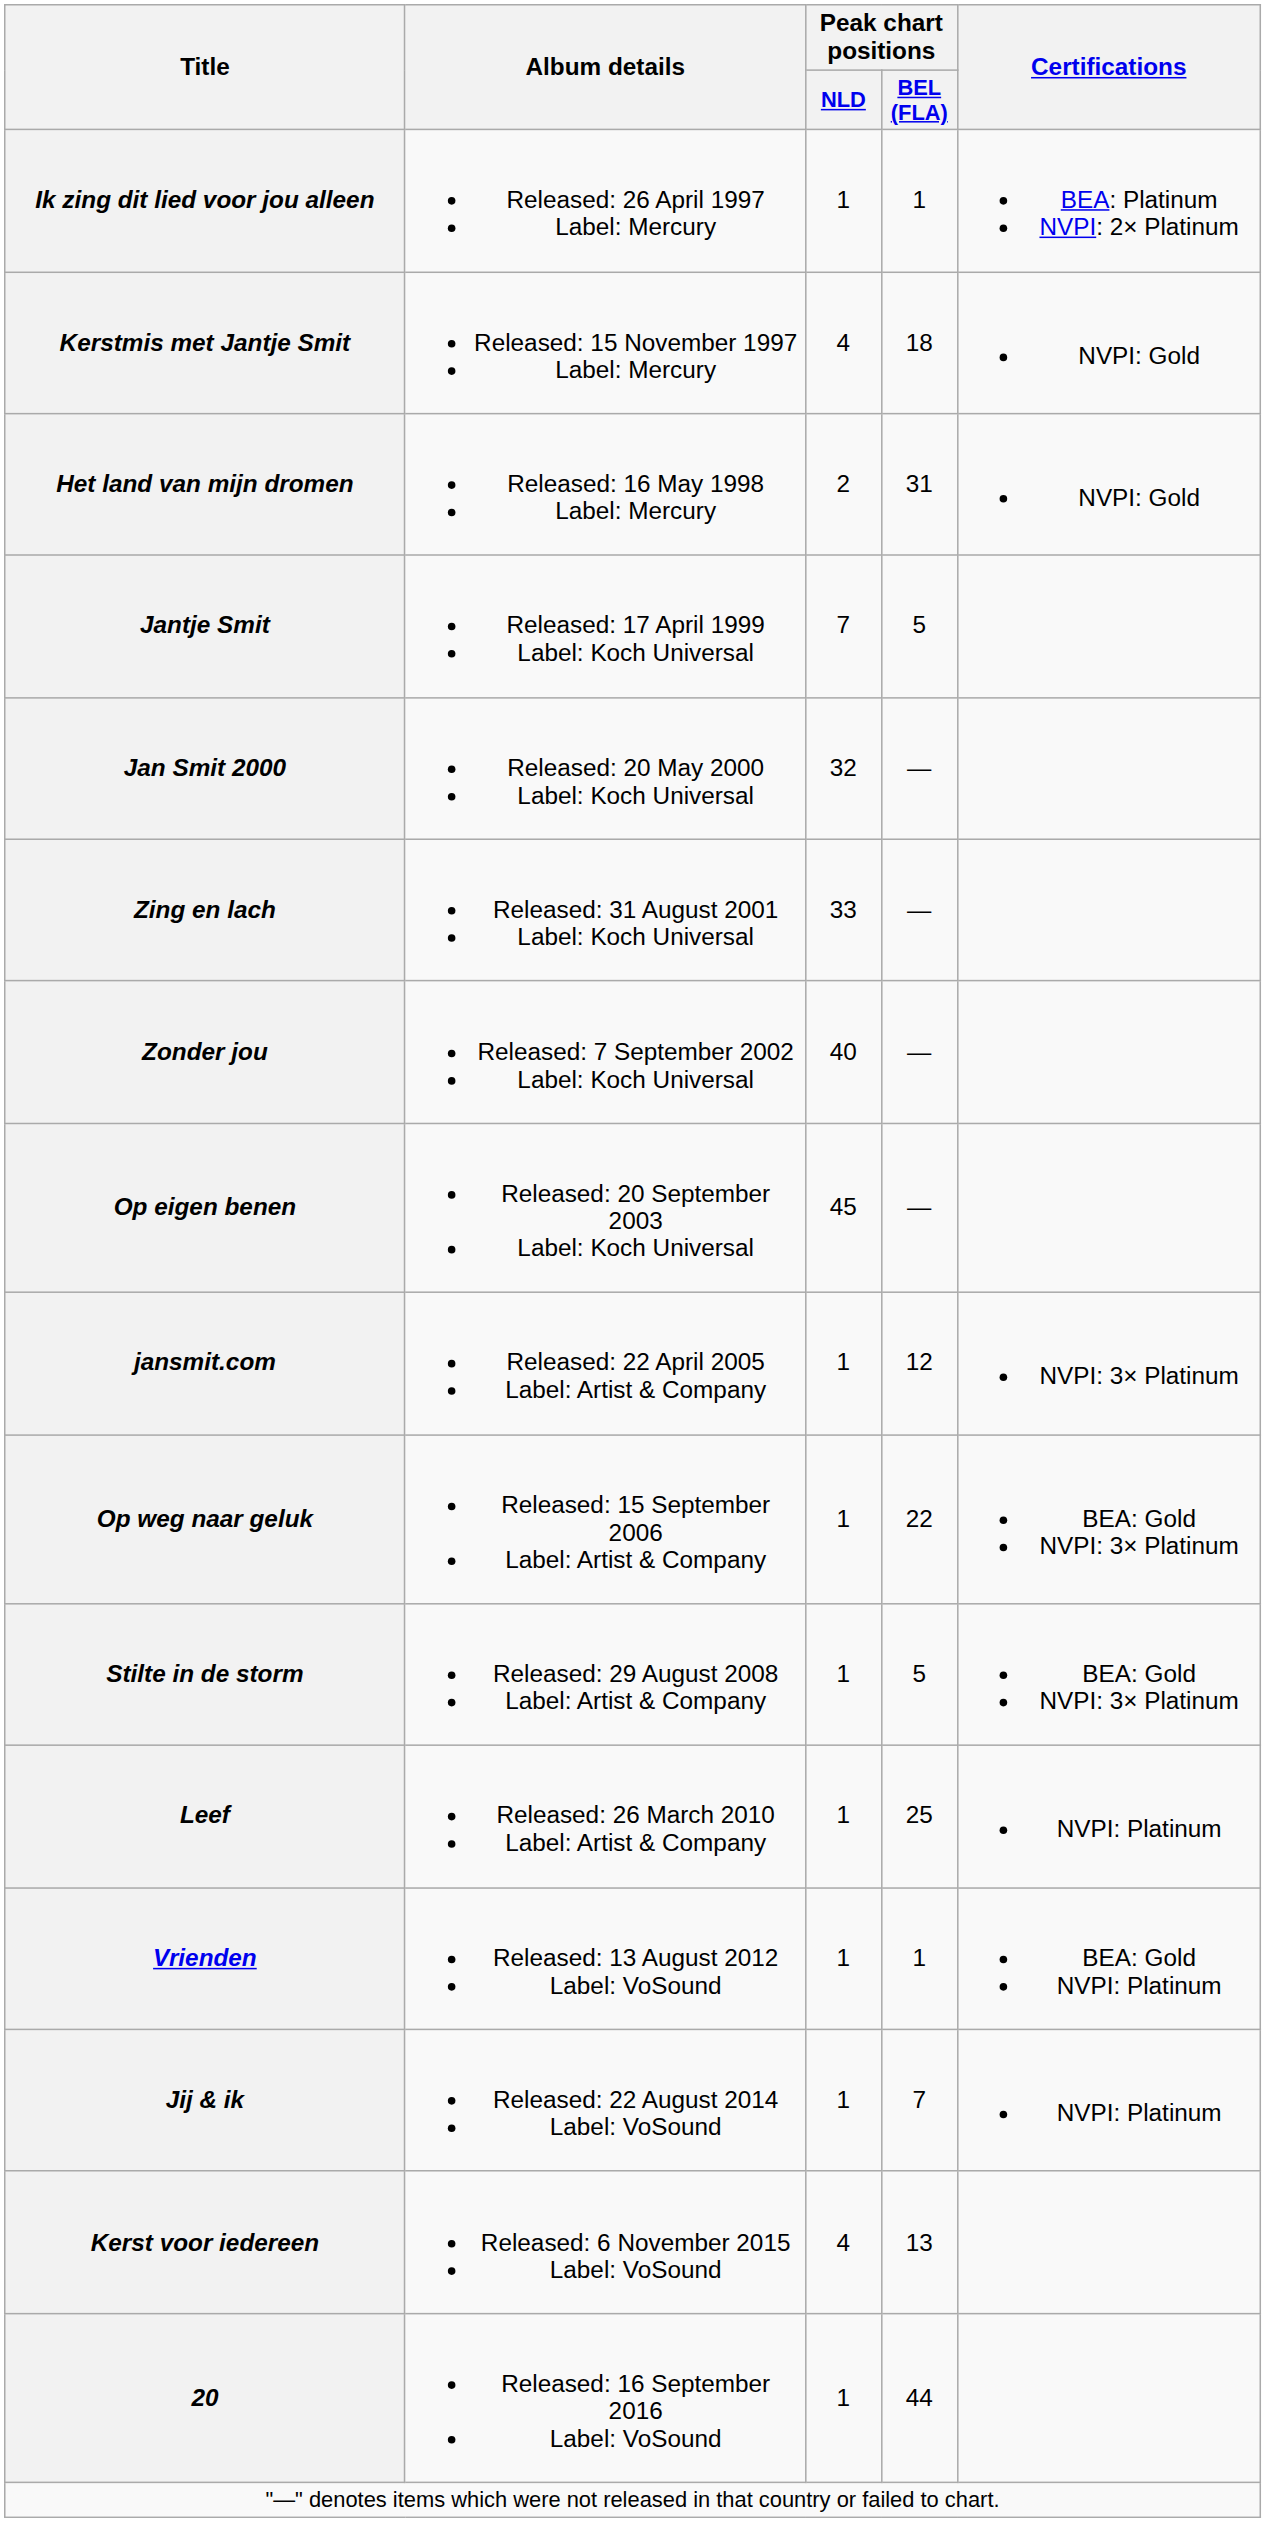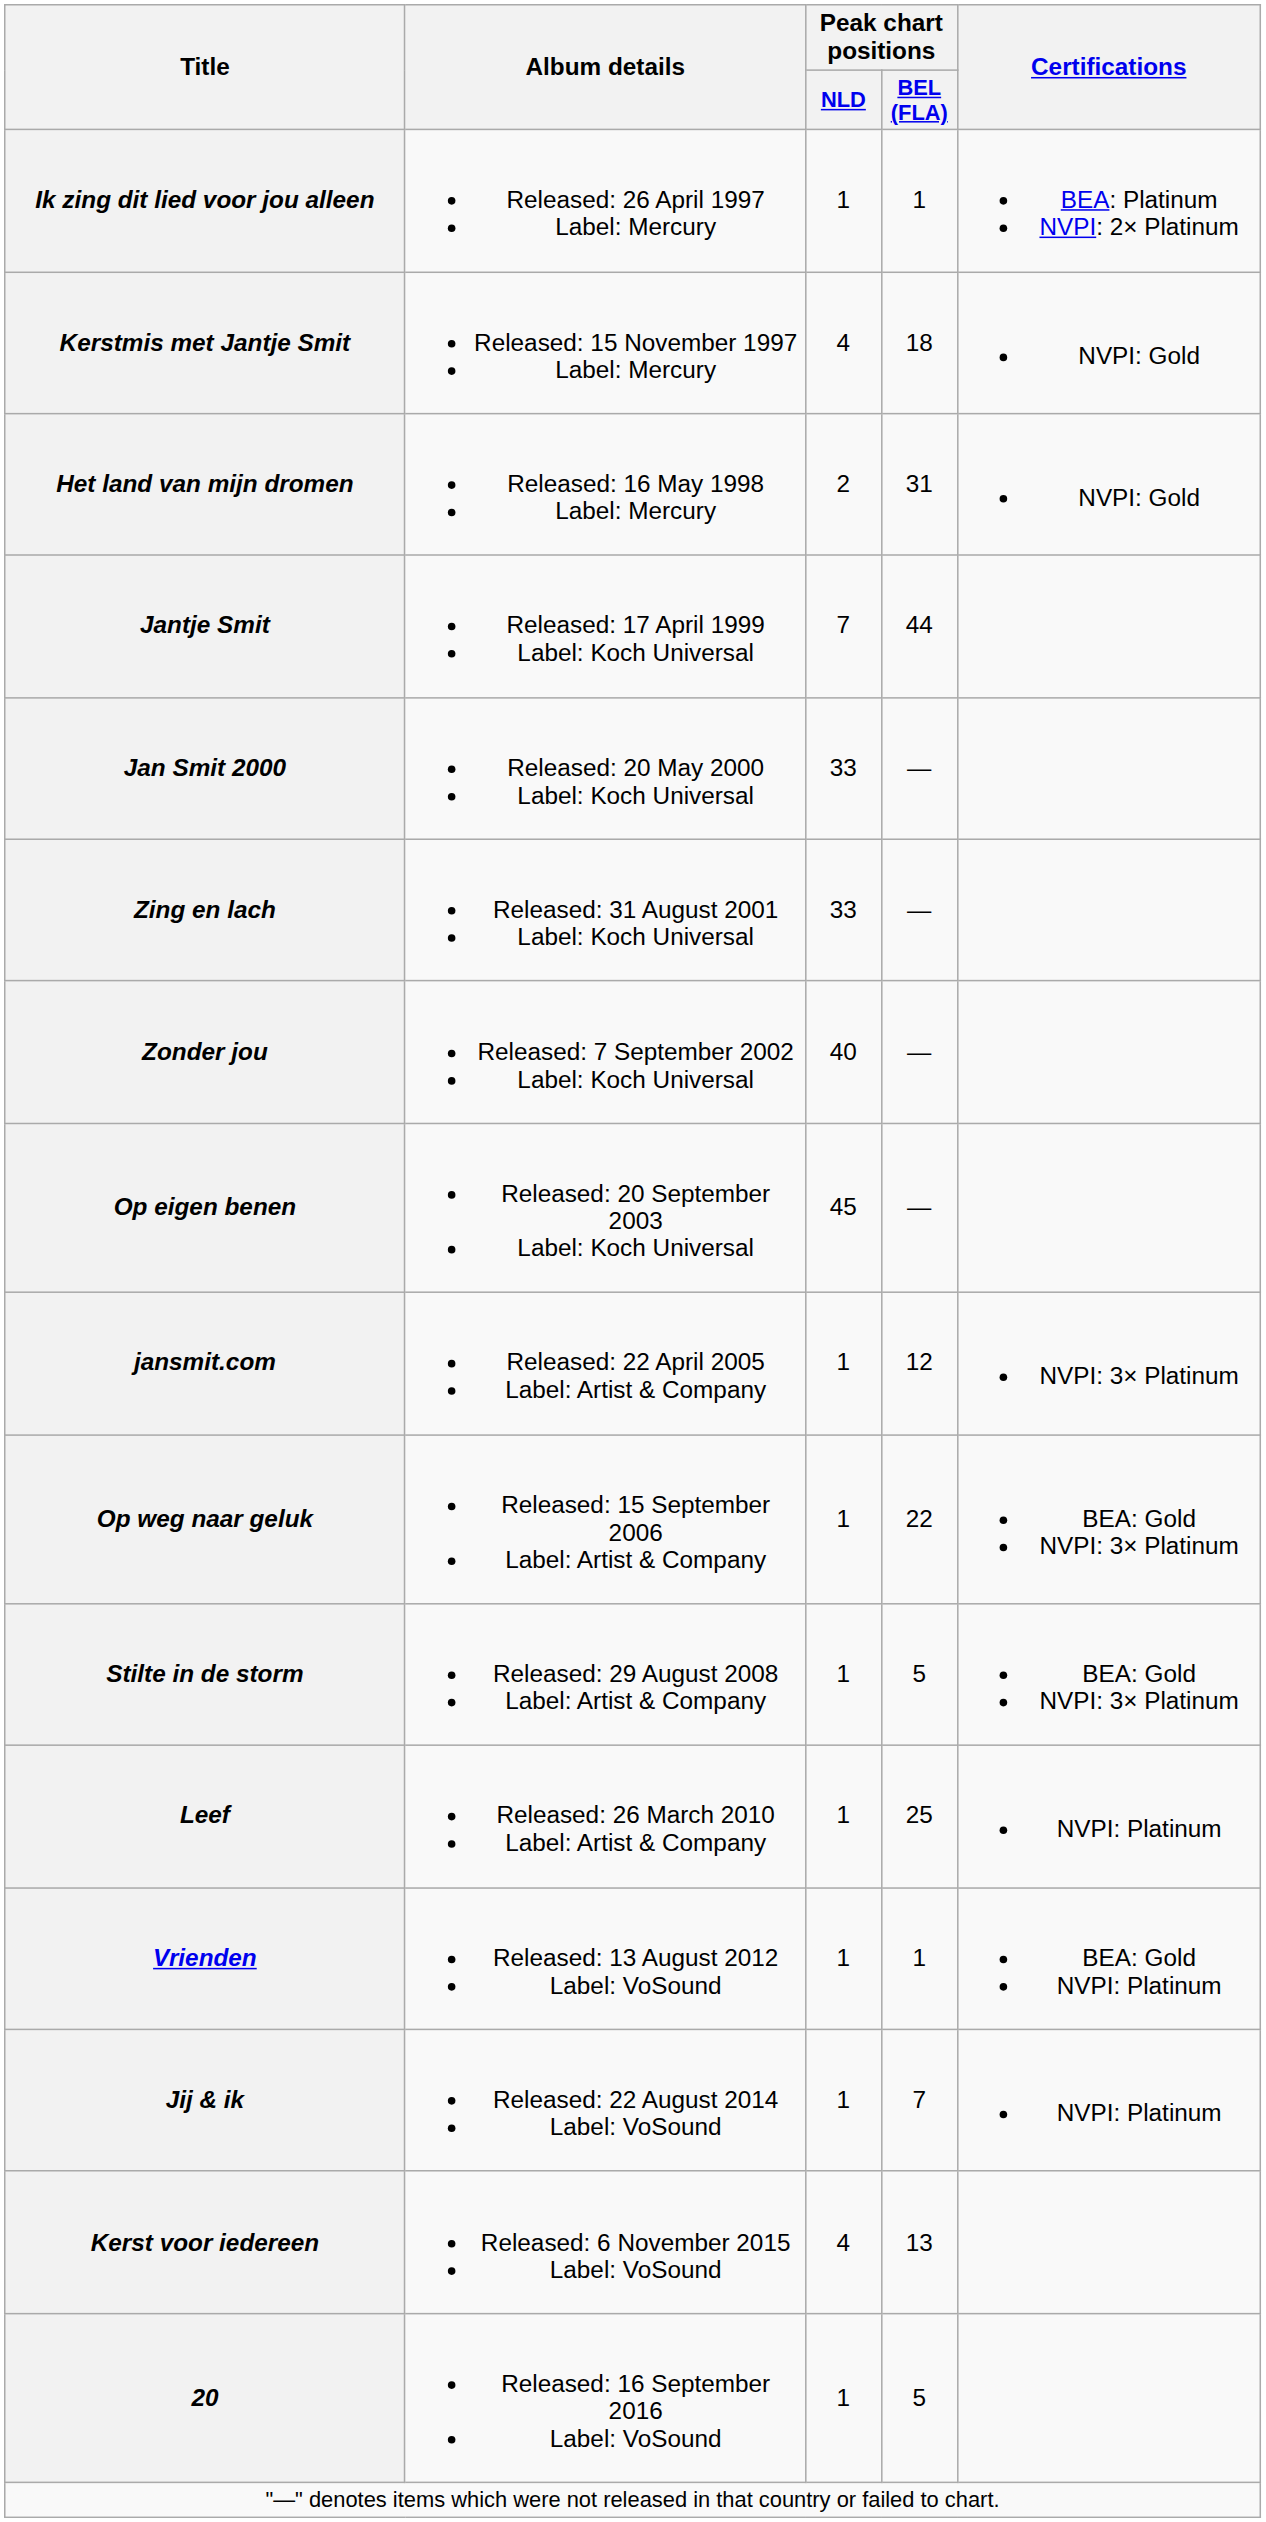(919, 626) 5 -> (919, 626) 44
(843, 768) 32 -> (843, 768) 33
(919, 2397) 44 -> (919, 2397) 5
